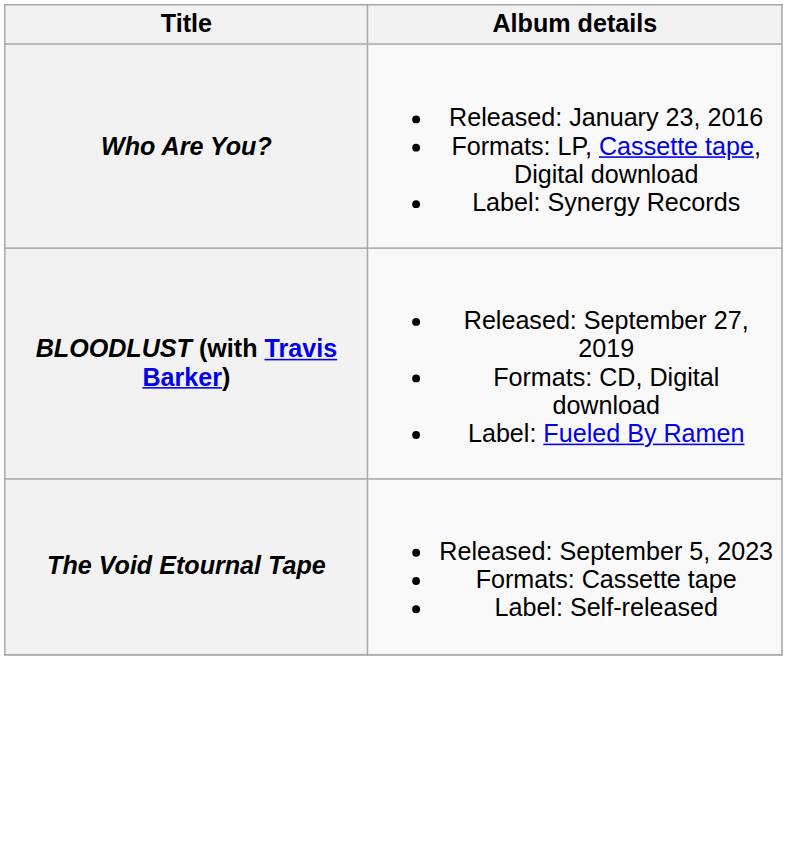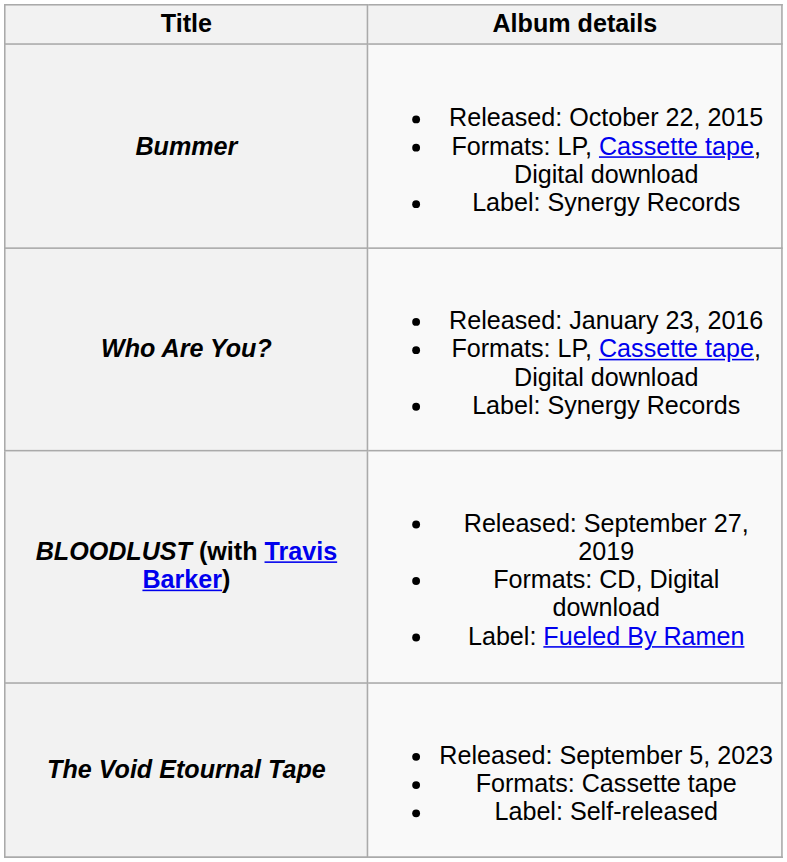+ row: (186, 145)
